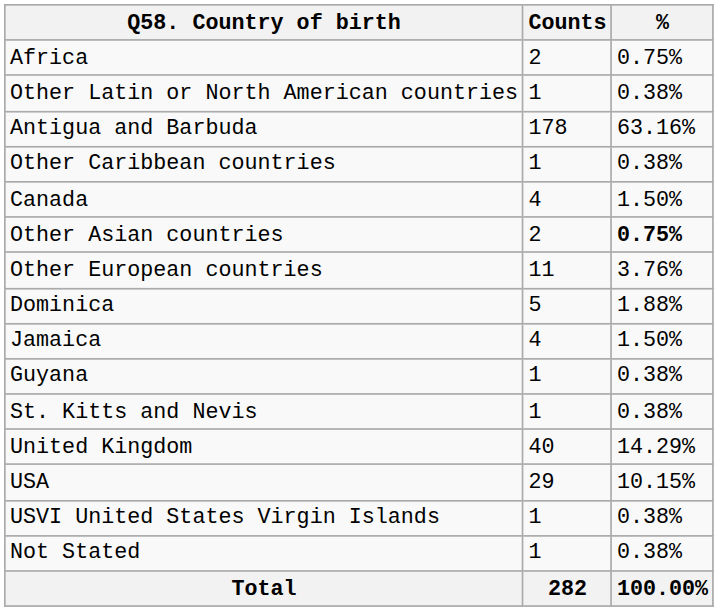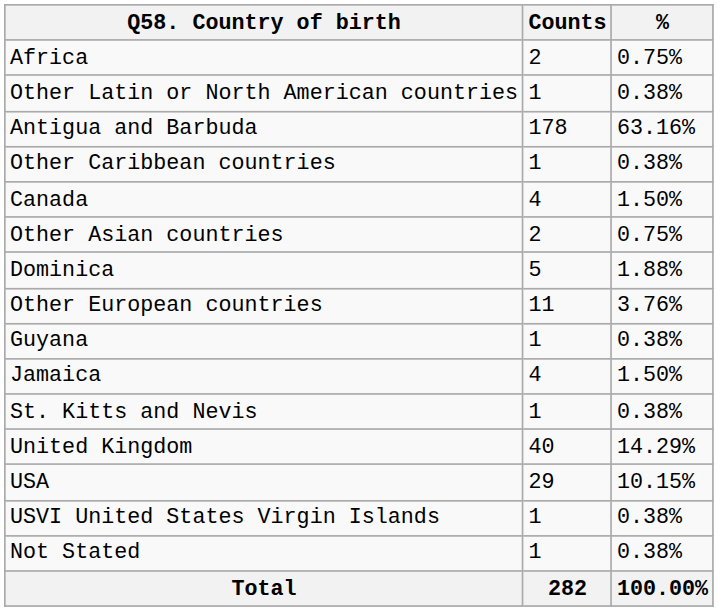(650, 235) bold -> (650, 235) normal
rows swapped: (166, 270) <-> (62, 306)
rows swapped: (49, 376) <-> (56, 341)
